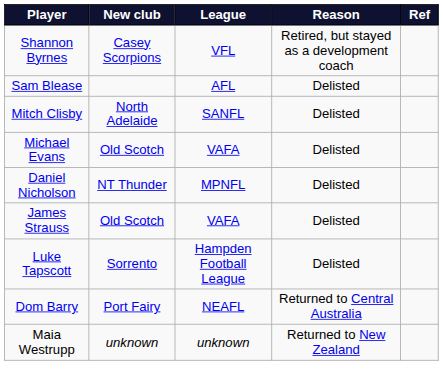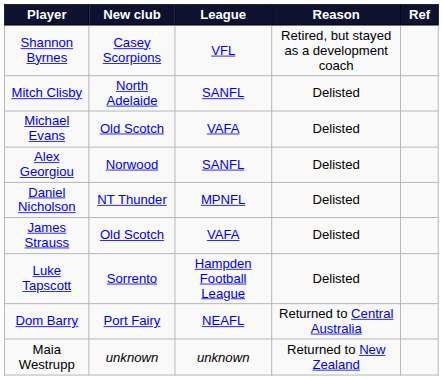- row: (47, 86)
+ row: (47, 164)
